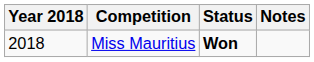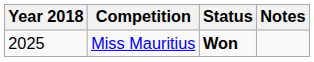(26, 43) 2018 -> (26, 43) 2025
